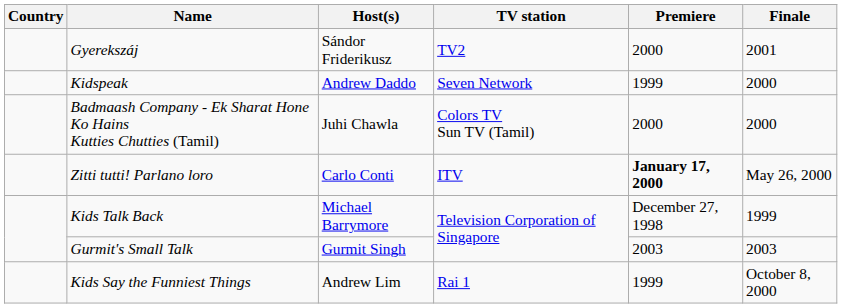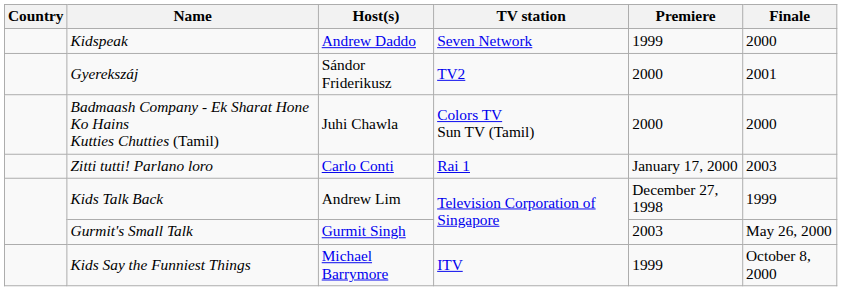rows swapped: (99, 82) <-> (104, 49)
(450, 174) ITV -> (454, 165) Rai 1
(671, 174) bold -> (685, 165) normal
(789, 174) May 26, 2000 -> (761, 165) 2003
(355, 216) Michael Barrymore -> (361, 198) Andrew Lim
(761, 249) 2003 -> (789, 231) May 26, 2000
(361, 282) Andrew Lim -> (355, 264) Michael Barrymore
(454, 282) Rai 1 -> (450, 264) ITV
